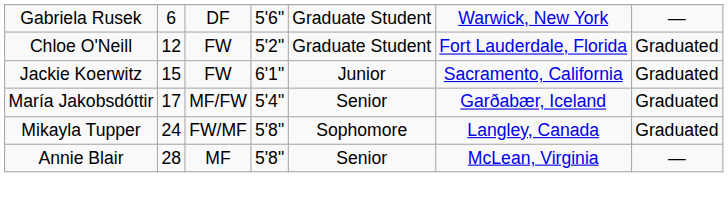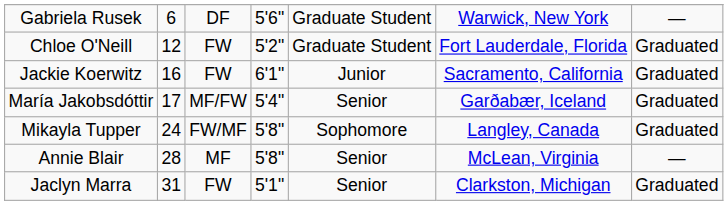(171, 74) 15 -> (171, 74) 16
+ row: (81, 185)
